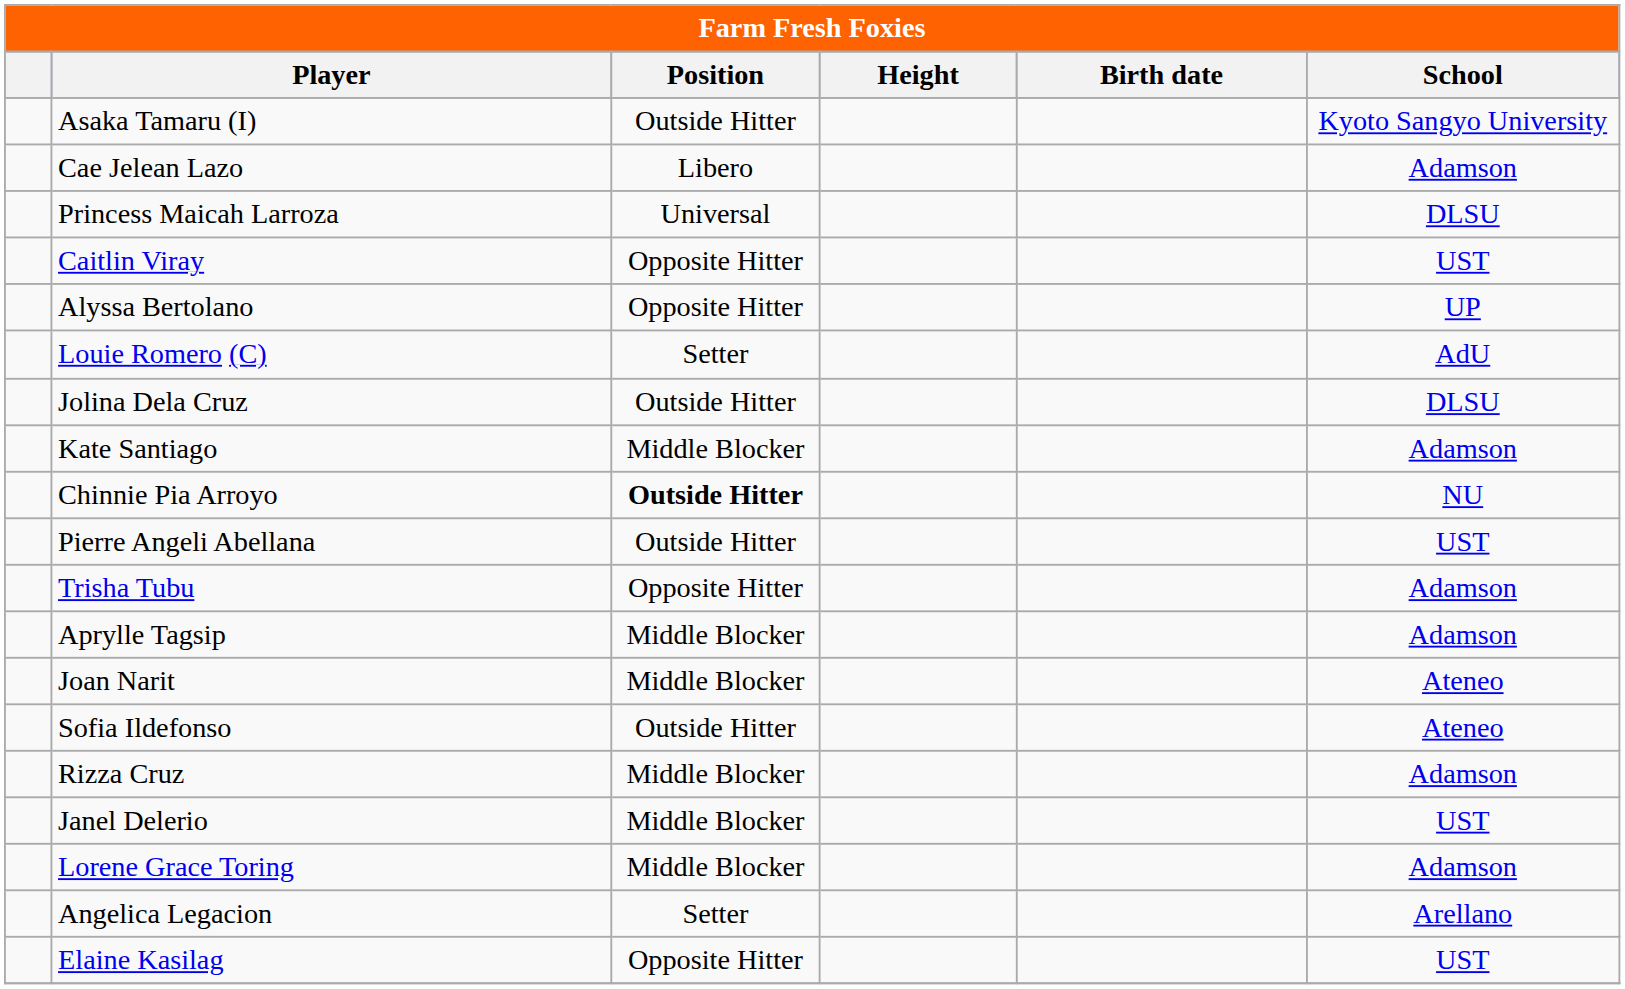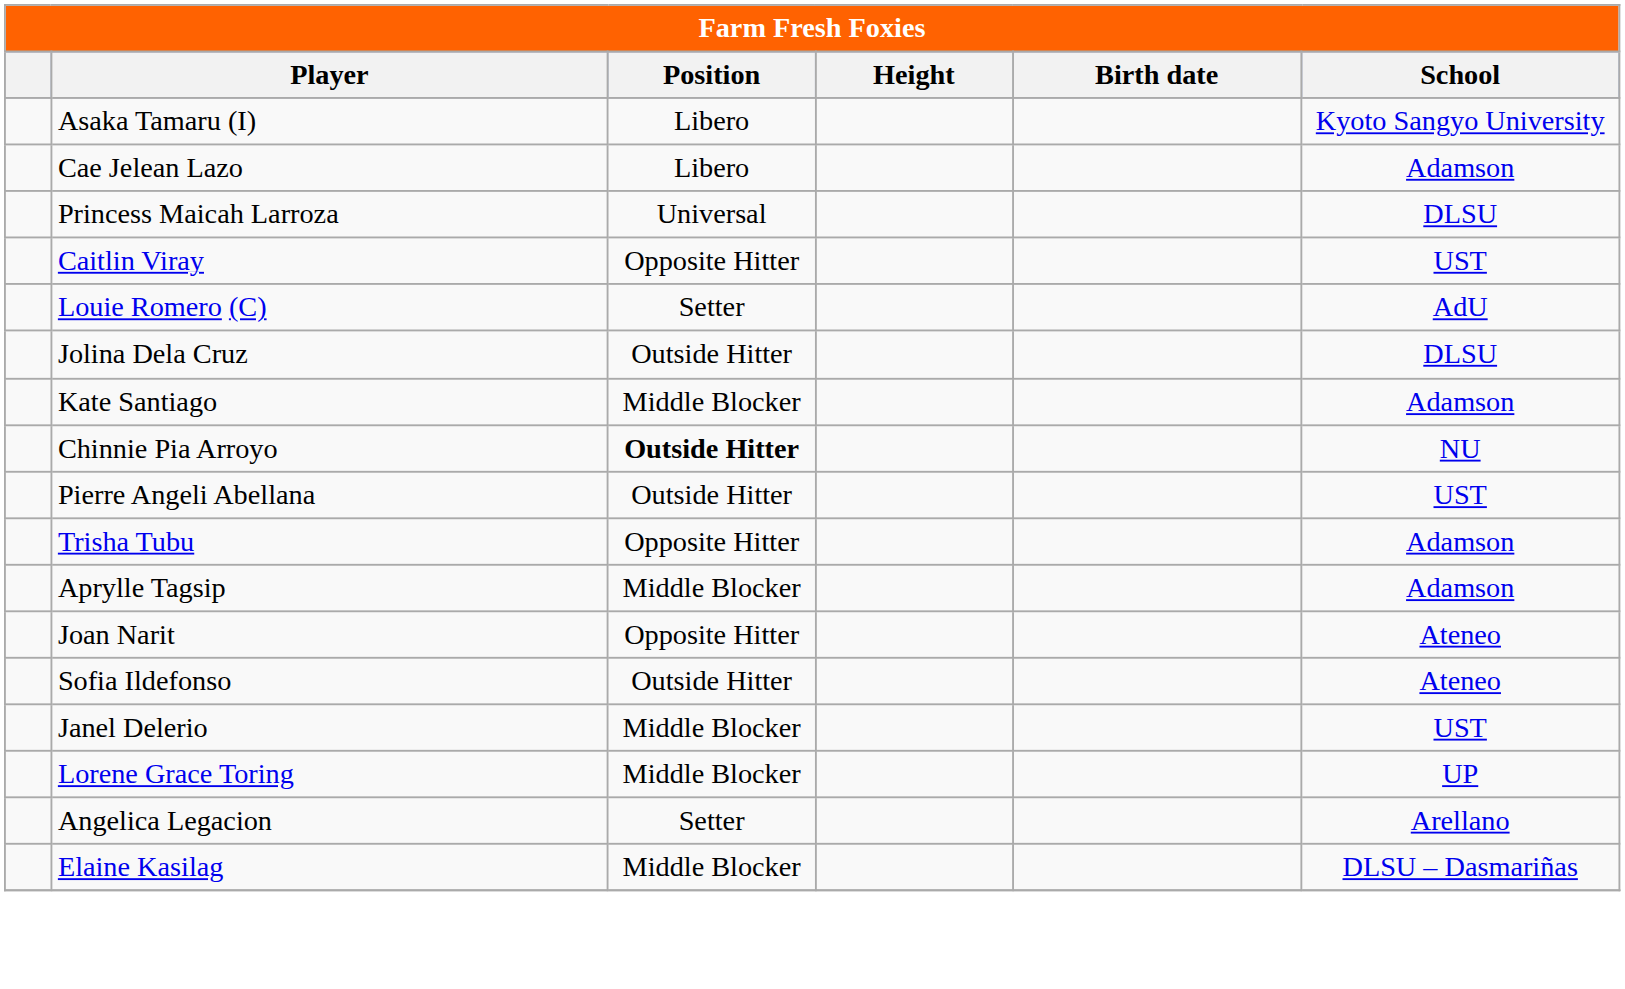(715, 121) Outside Hitter -> (712, 121) Libero
- row: (156, 307)
(715, 680) Middle Blocker -> (712, 634) Opposite Hitter
- row: (121, 773)
(1463, 867) Adamson -> (1460, 773) UP
(715, 960) Opposite Hitter -> (712, 867) Middle Blocker
(1463, 960) UST -> (1460, 867) DLSU – Dasmariñas
